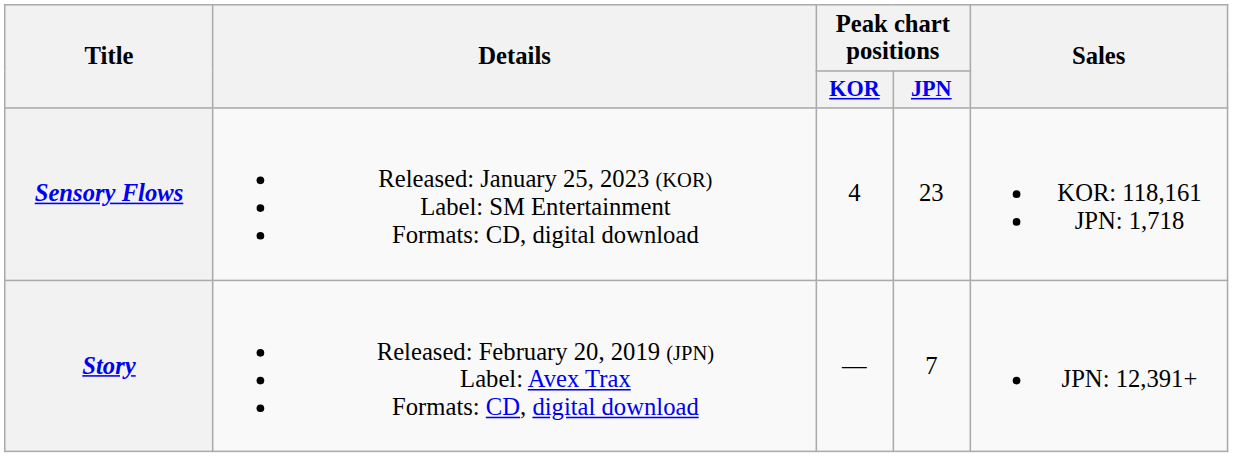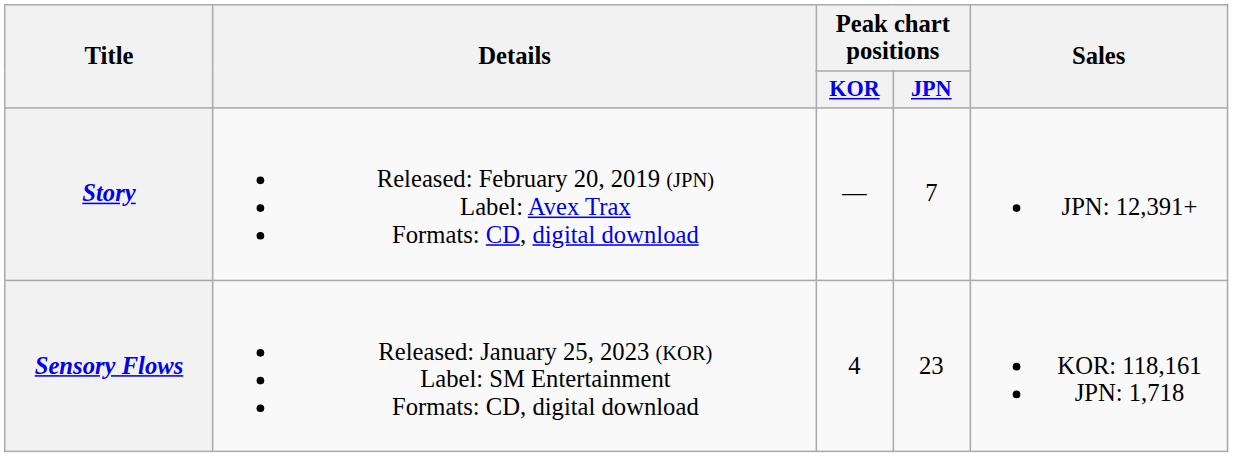rows swapped: (109, 365) <-> (109, 193)
